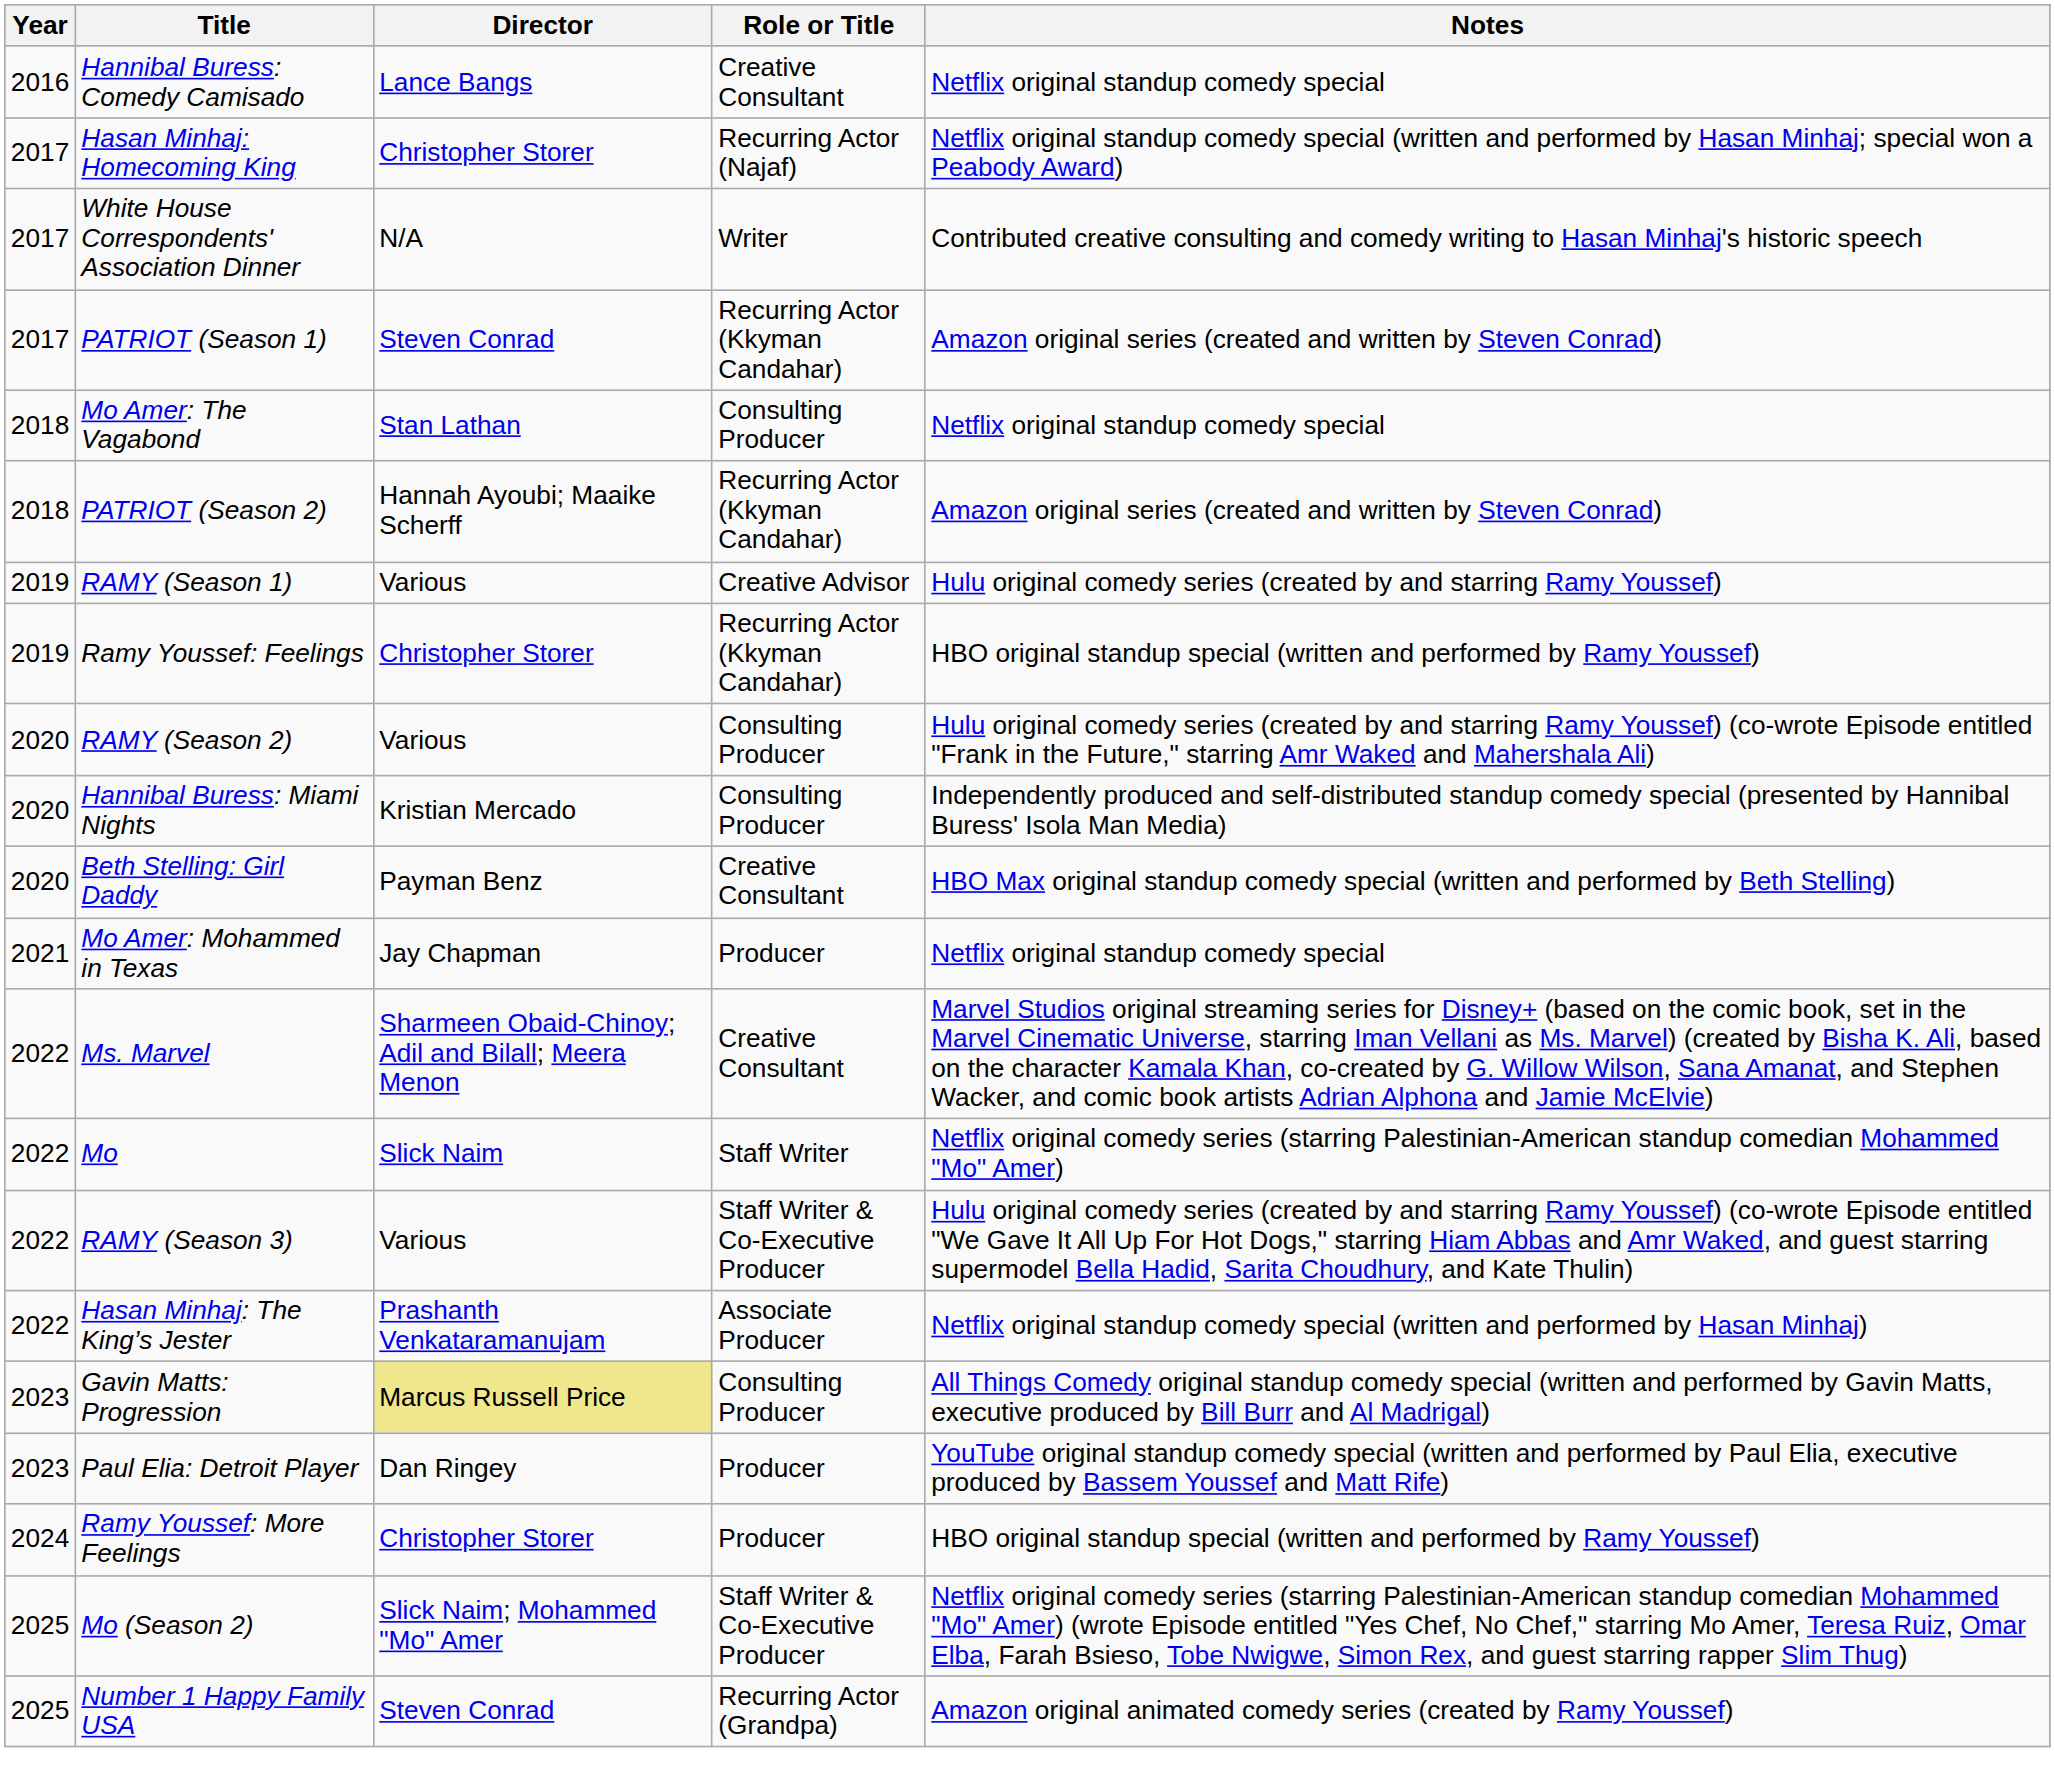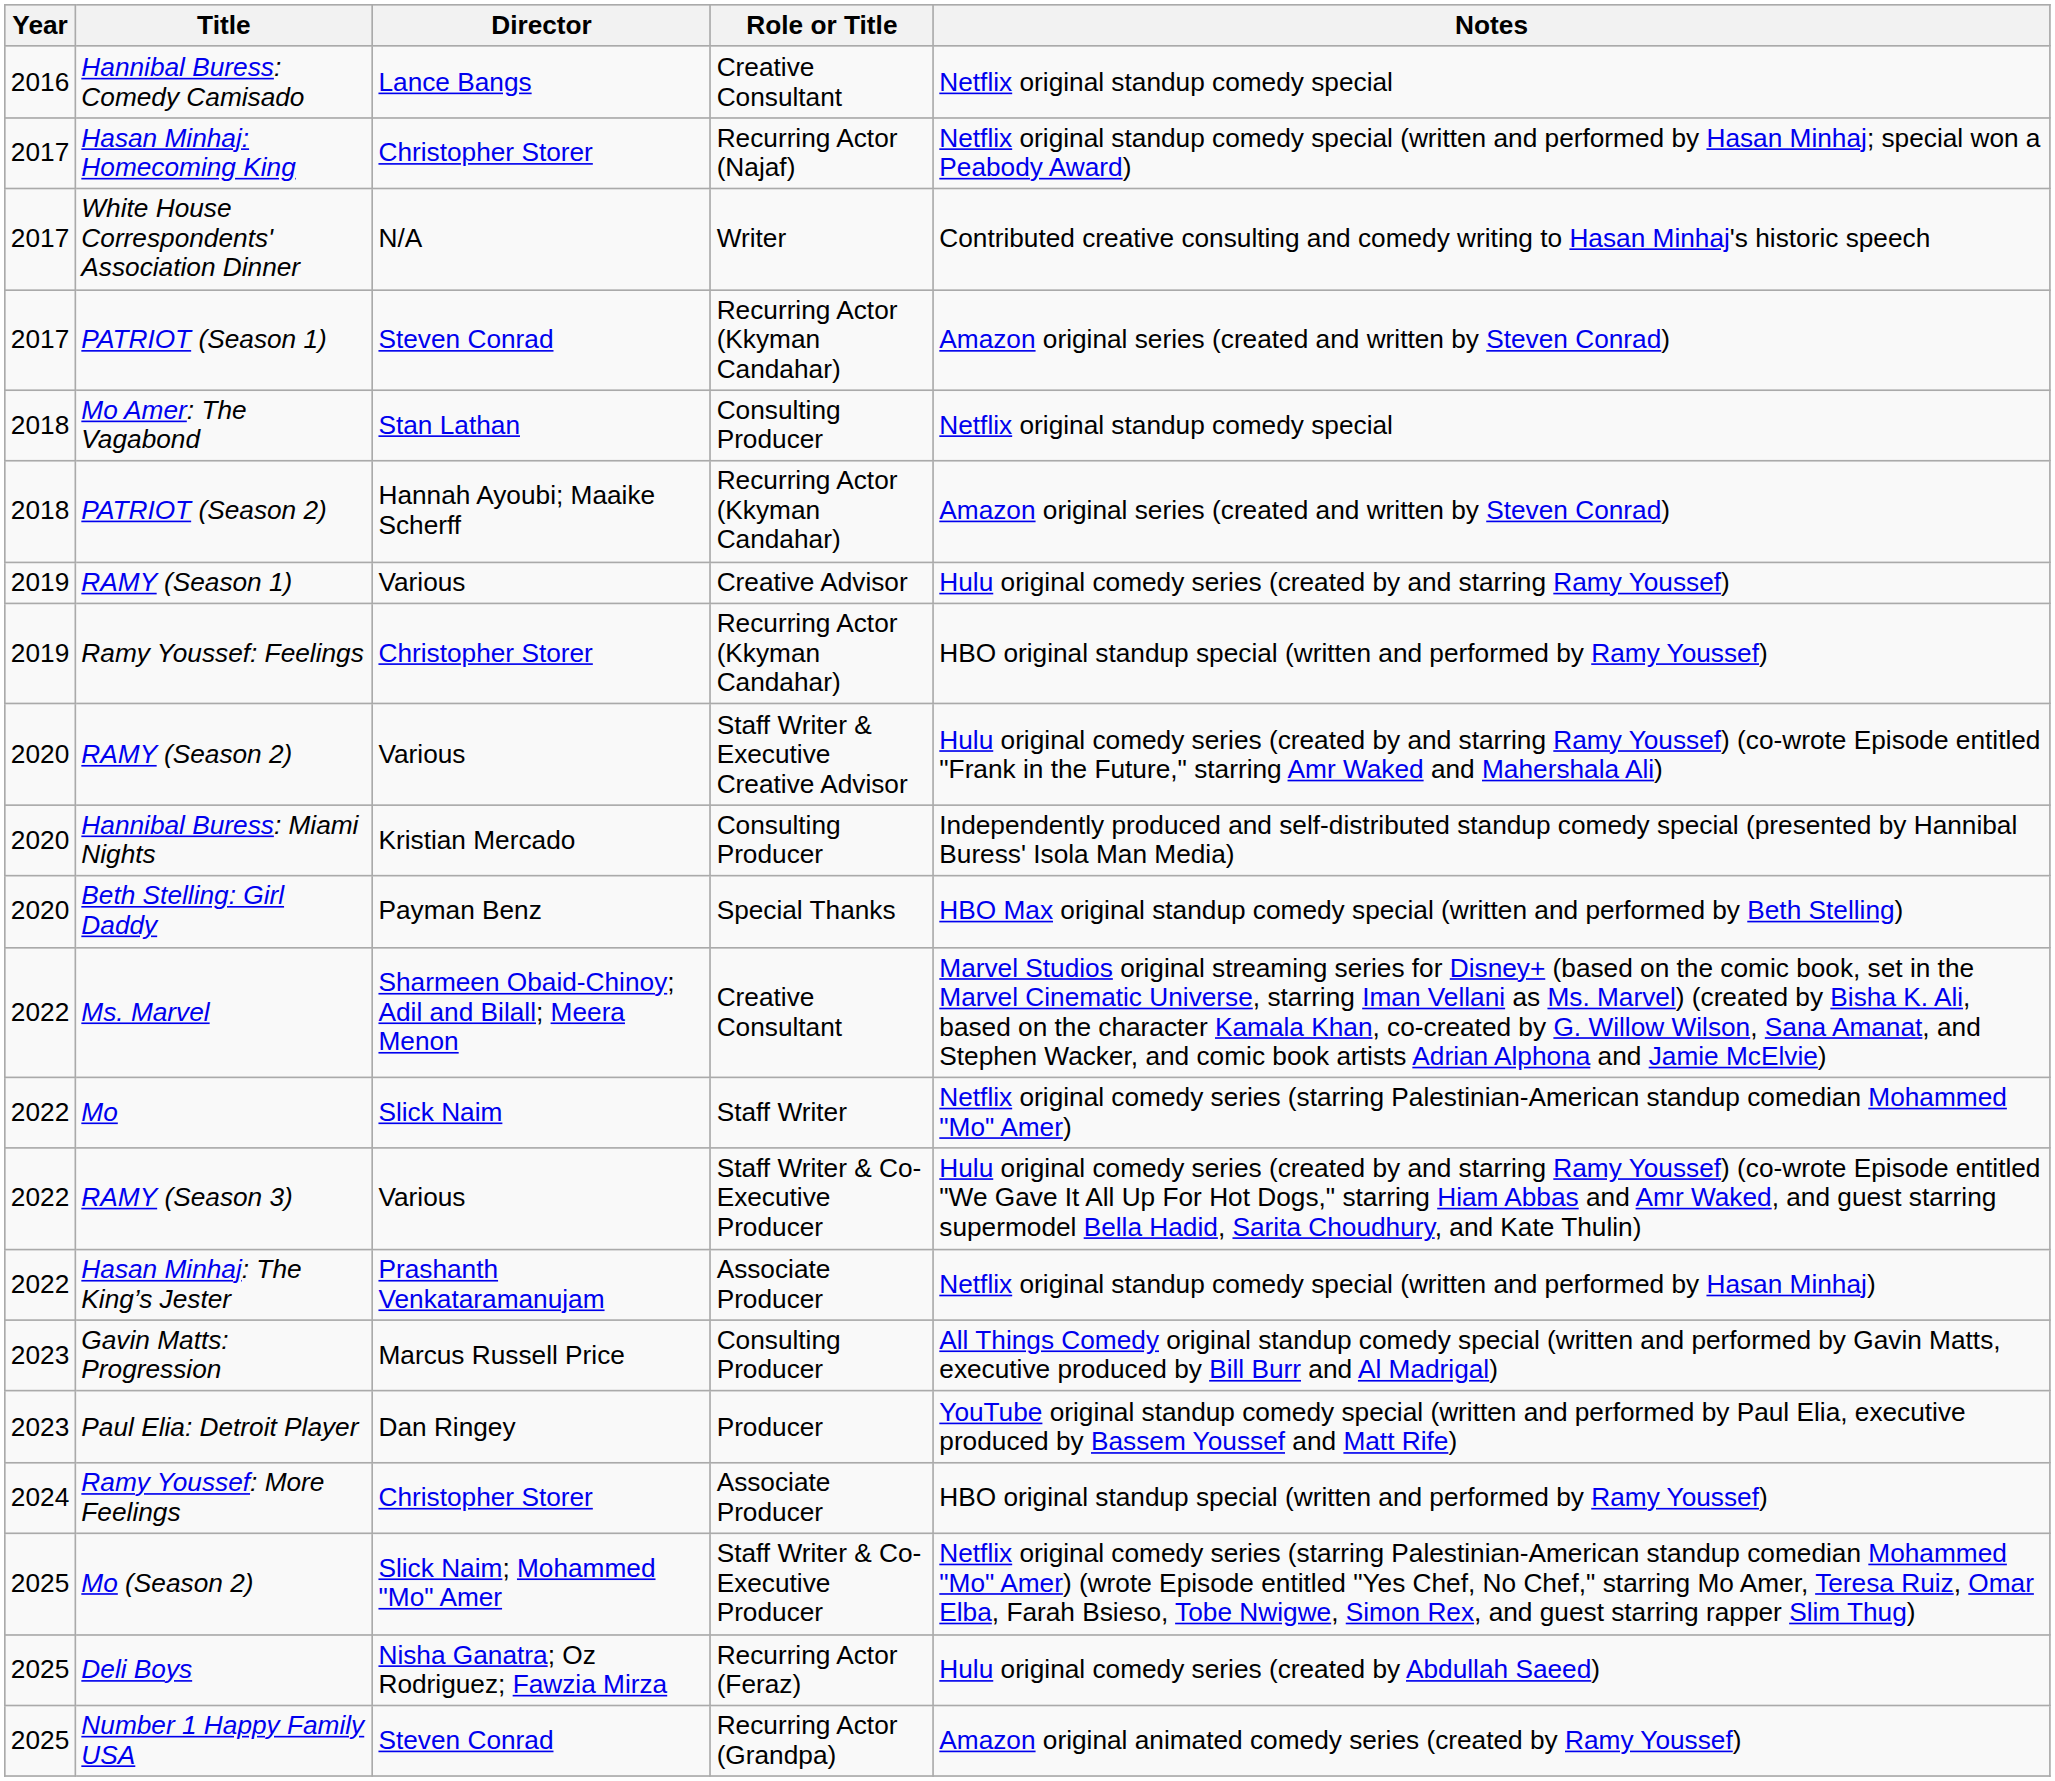(780, 739) Consulting Producer -> (812, 754) Staff Writer & Executive Creative Advisor
(781, 881) Creative Consultant -> (806, 911) Special Thanks
- row: (211, 952)
(502, 1396) khaki background -> (502, 1355) no background
(772, 1539) Producer -> (774, 1497) Associate Producer
+ row: (137, 1669)
